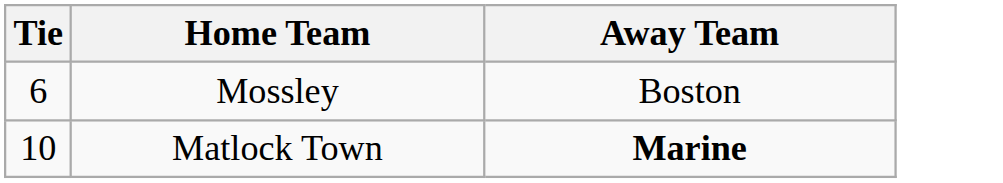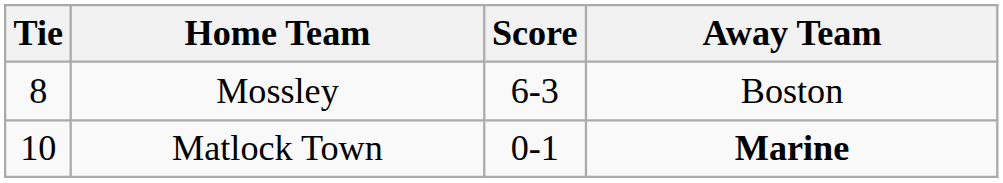+ column: (535, 33)
(38, 90) 6 -> (38, 90) 8
